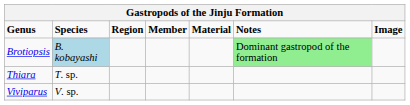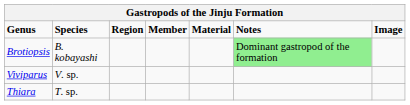(76, 52) lightblue background -> (76, 52) no background
rows swapped: (21, 74) <-> (27, 91)
